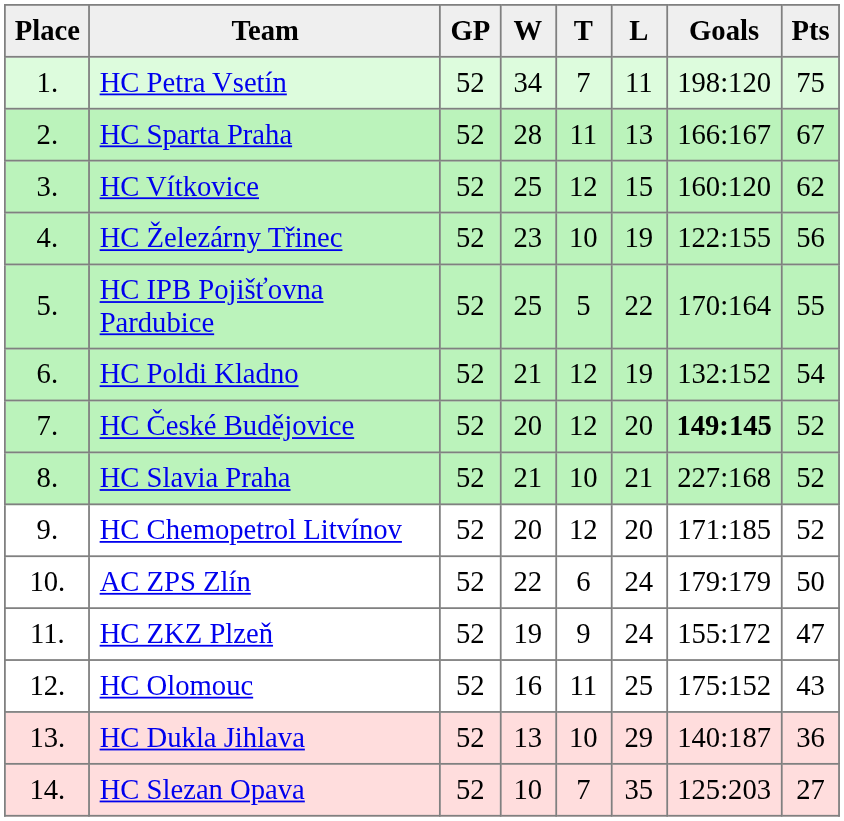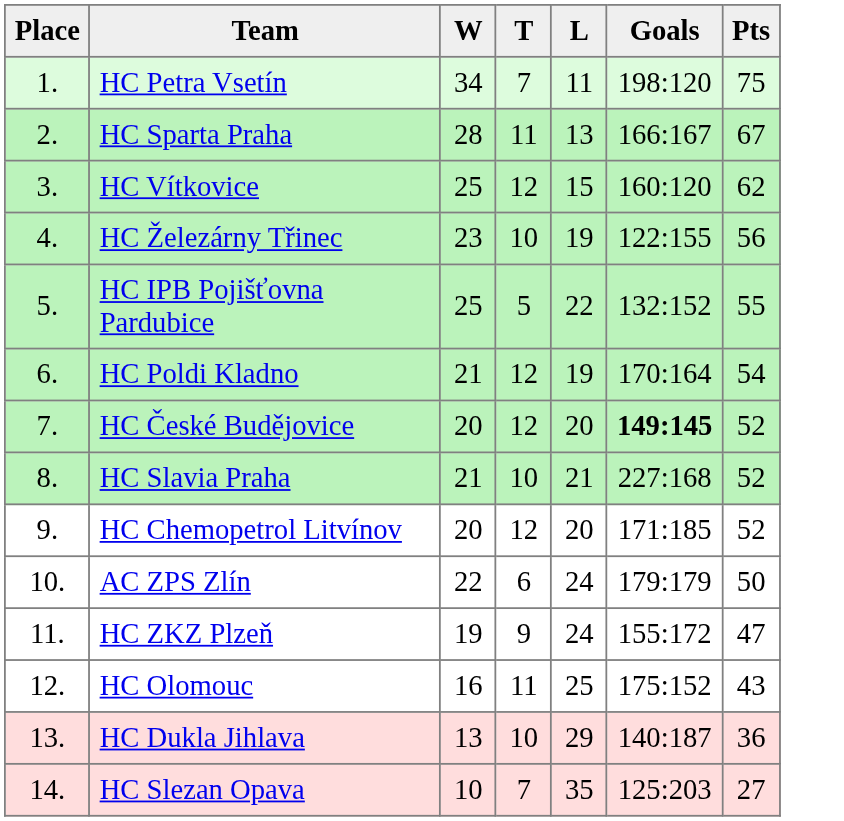- column: (470, 30)
(724, 306) 170:164 -> (665, 306) 132:152
(724, 374) 132:152 -> (665, 374) 170:164
